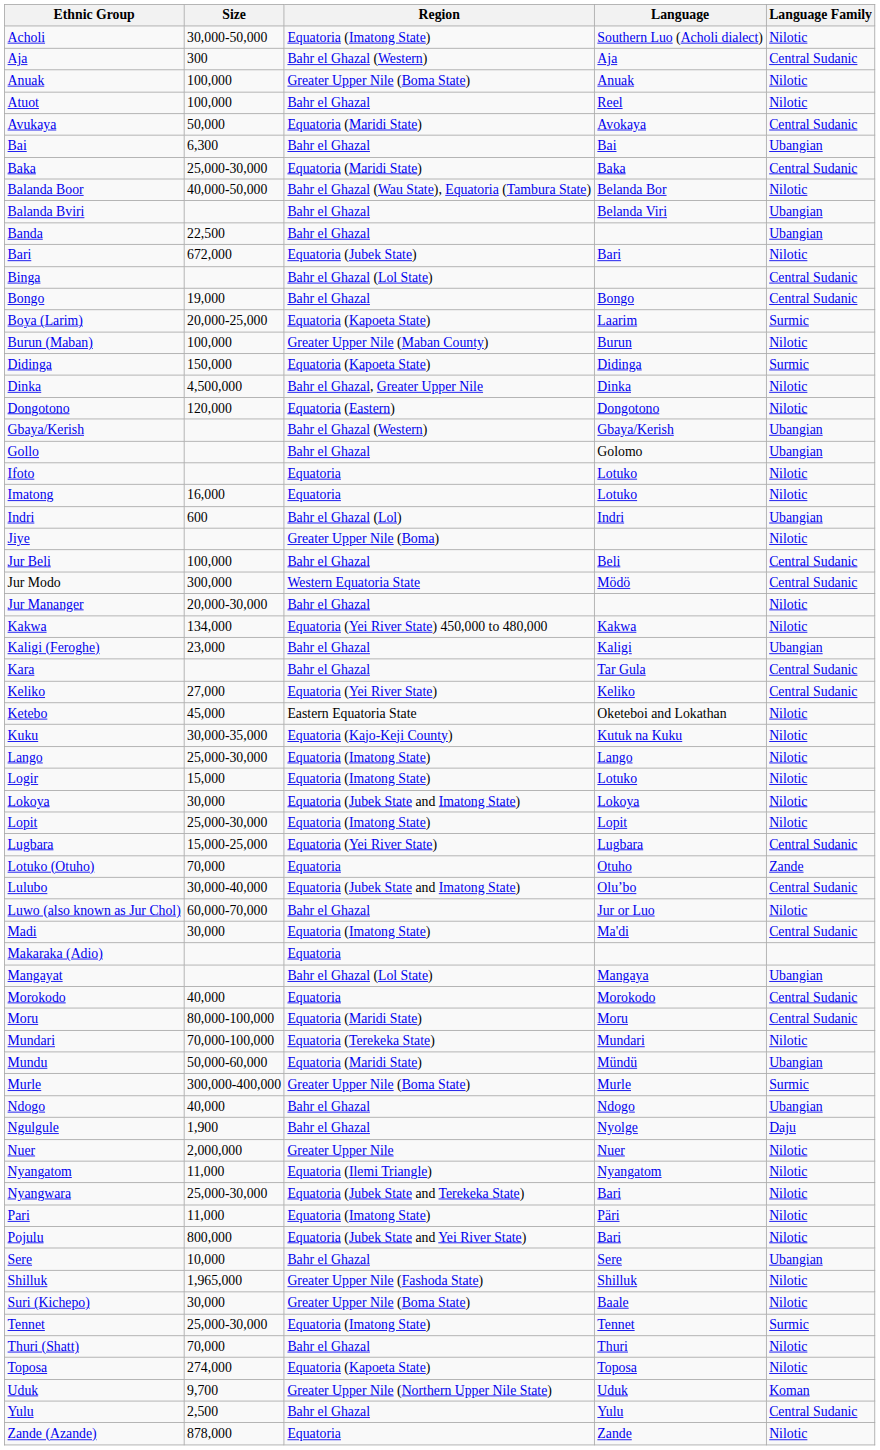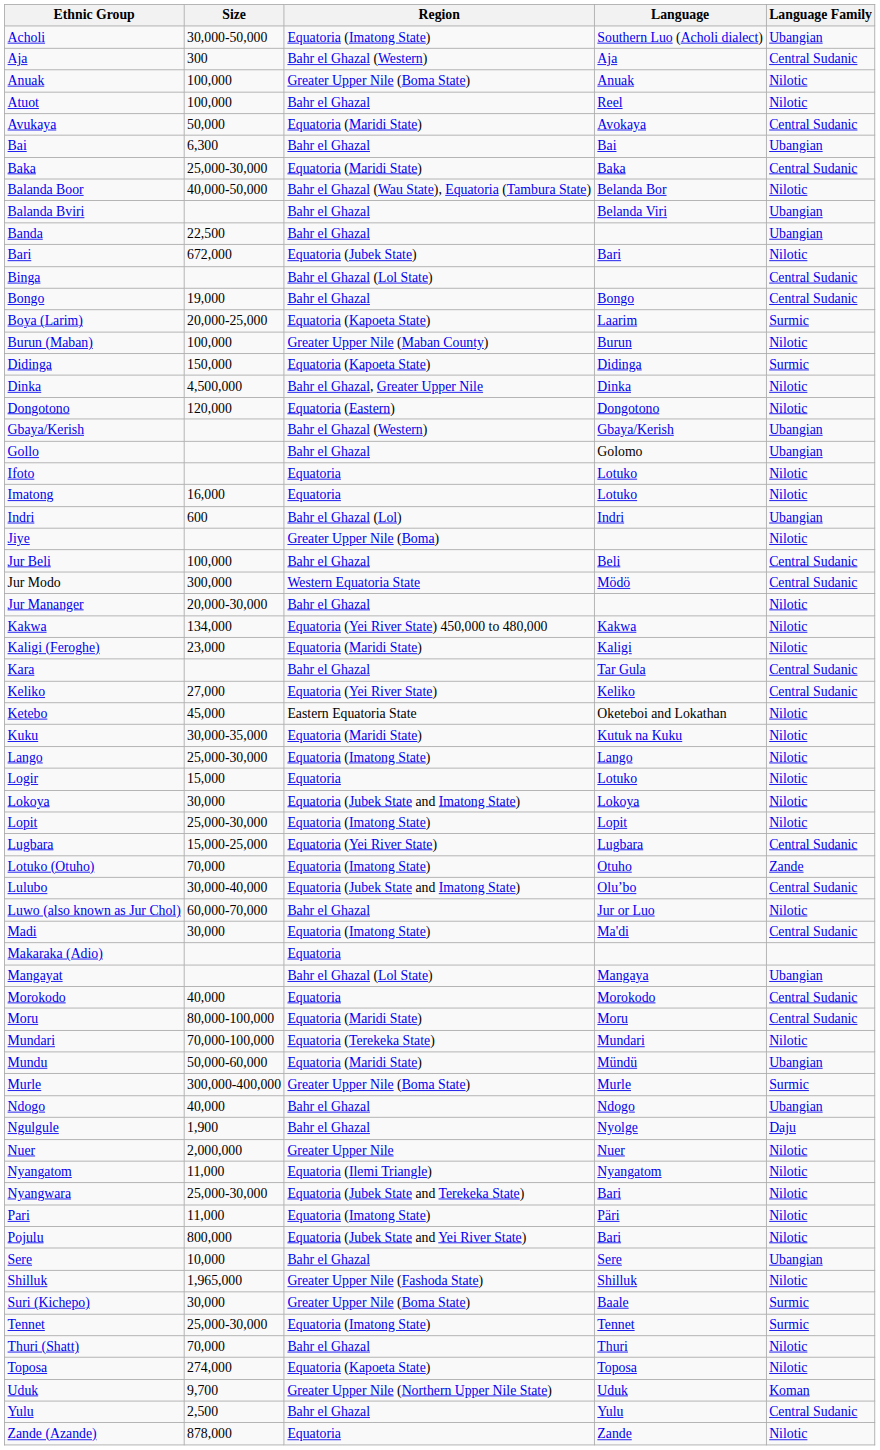(788, 37) Nilotic -> (796, 37) Ubangian
(329, 648) Bahr el Ghazal -> (355, 648) Equatoria (Maridi State)
(796, 648) Ubangian -> (788, 648) Nilotic
(370, 735) Equatoria (Kajo-Keji County) -> (355, 735) Equatoria (Maridi State)
(359, 779) Equatoria (Imatong State) -> (314, 779) Equatoria
(314, 866) Equatoria -> (359, 866) Equatoria (Imatong State)
(788, 1302) Nilotic -> (789, 1302) Surmic
